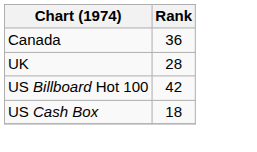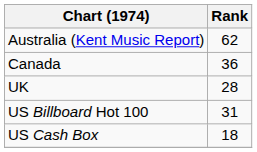+ row: (106, 40)
(174, 87) 42 -> (230, 111) 31
